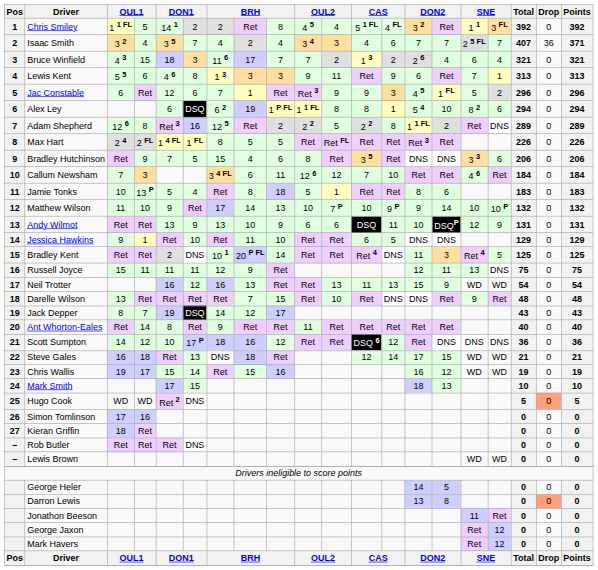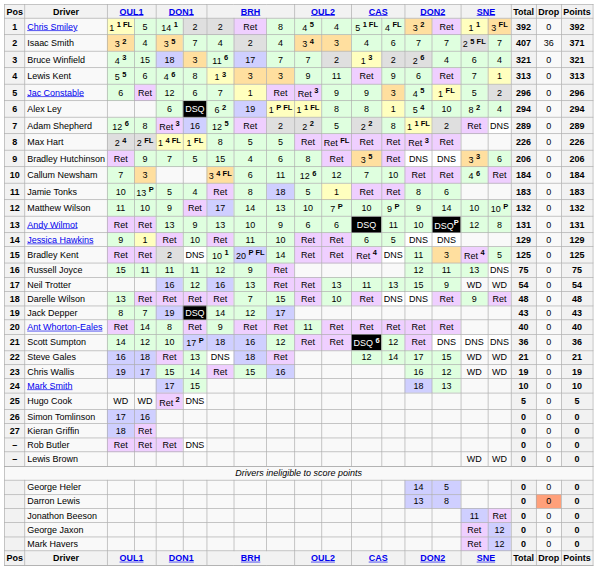(499, 109) 6 -> (499, 109) 4
(499, 224) 9 -> (499, 224) 8
(549, 401) lightsalmon background -> (549, 401) no background
